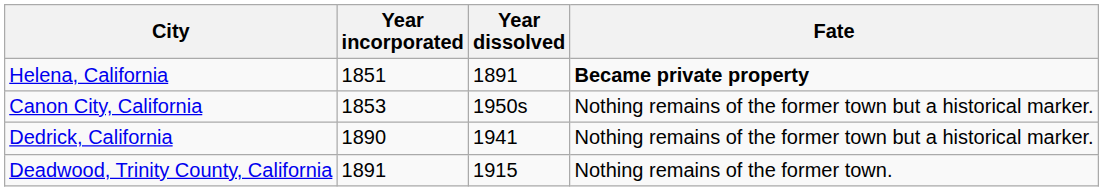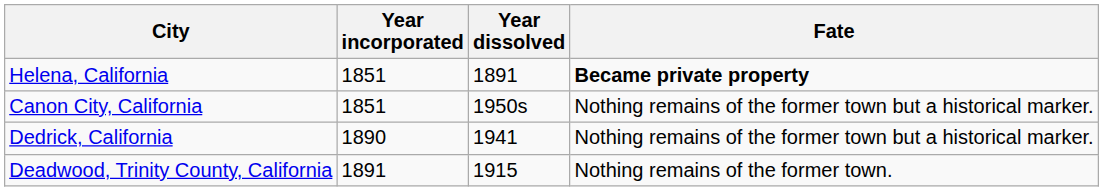(364, 106) 1853 -> (364, 106) 1851
